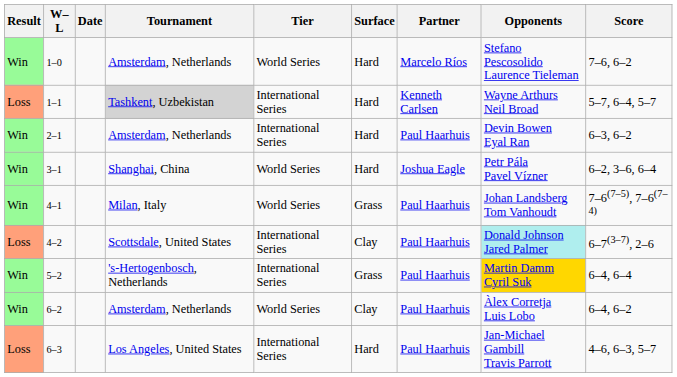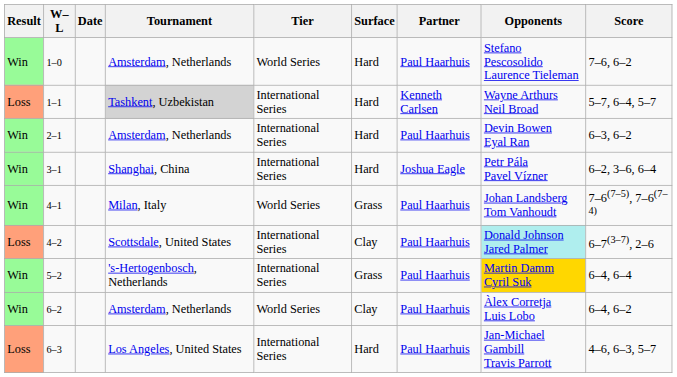(434, 61) Marcelo Ríos -> (435, 61) Paul Haarhuis
(288, 168) World Series -> (288, 168) International Series
